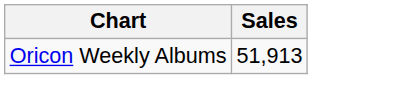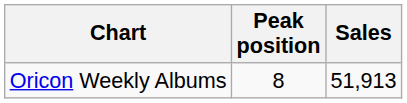+ column: (278, 33)
